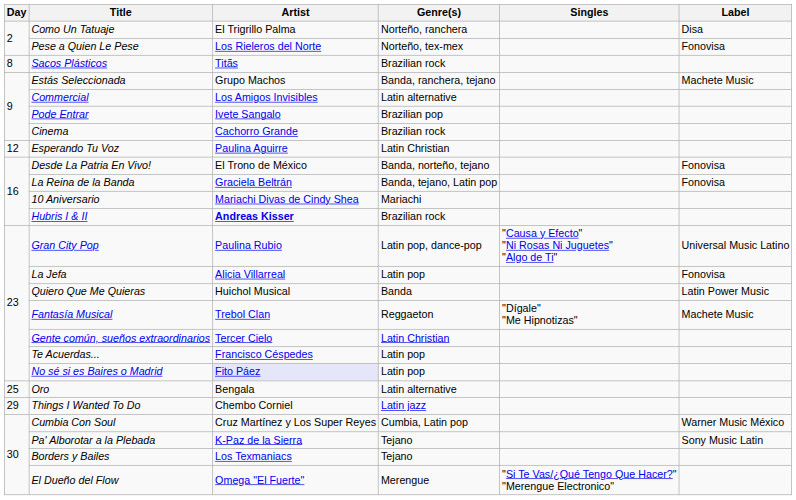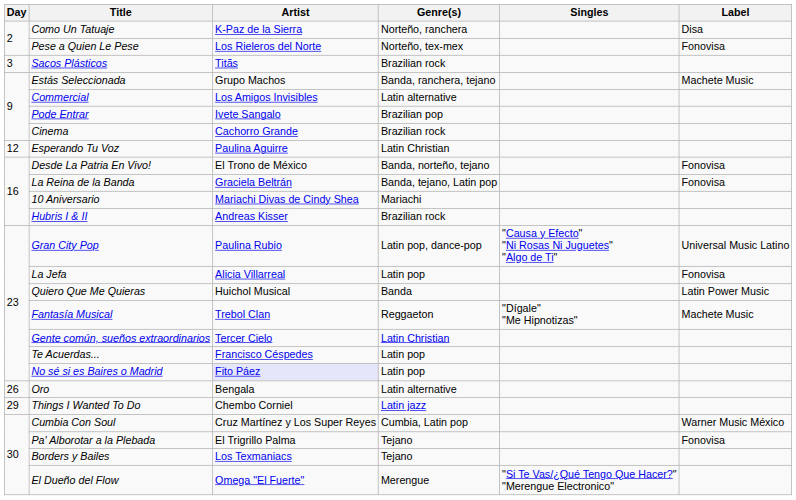(255, 30) El Trigrillo Palma -> (259, 30) K-Paz de la Sierra
(10, 64) 8 -> (10, 64) 3
(254, 217) bold -> (251, 217) normal
(13, 389) 25 -> (13, 389) 26
(259, 440) K-Paz de la Sierra -> (255, 440) El Trigrillo Palma
(722, 440) Sony Music Latin -> (703, 440) Fonovisa
